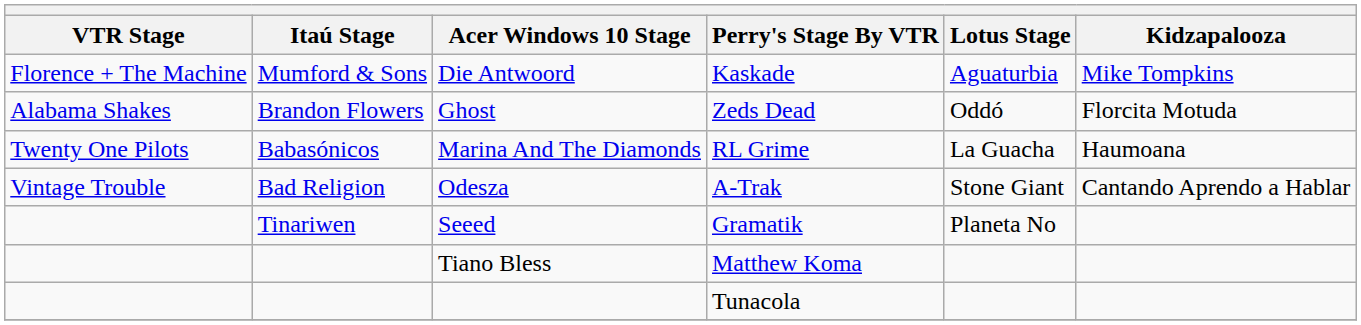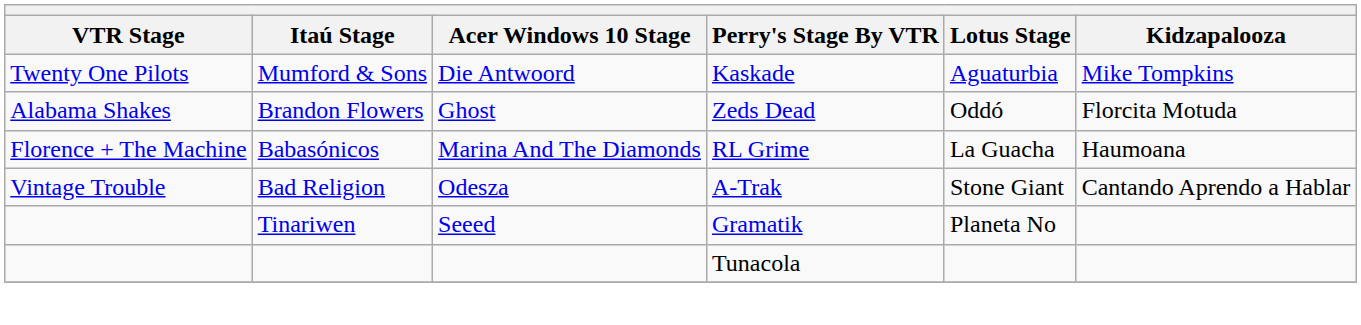(128, 72) Florence + The Machine -> (99, 72) Twenty One Pilots
(99, 148) Twenty One Pilots -> (128, 148) Florence + The Machine
- row: (495, 262)
